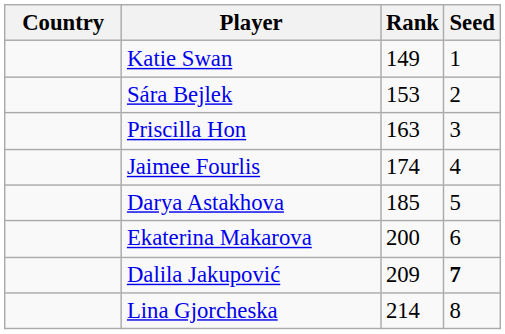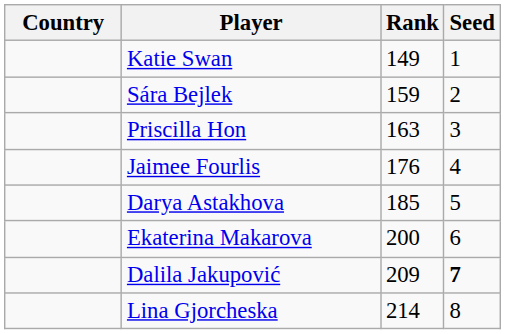(403, 94) 153 -> (403, 94) 159
(403, 166) 174 -> (403, 166) 176
